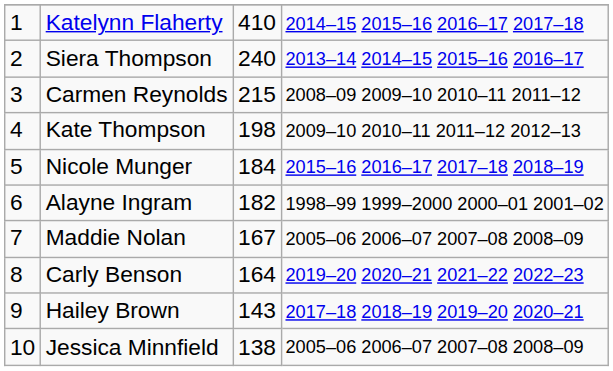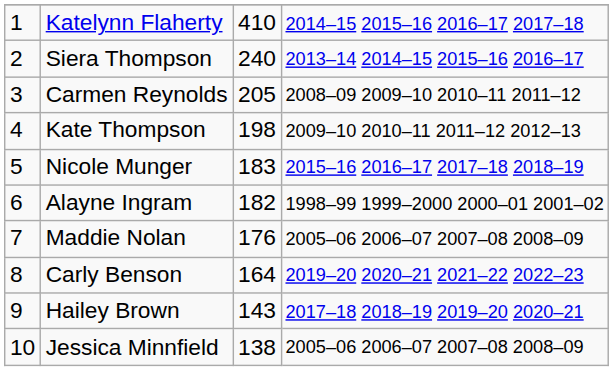(257, 94) 215 -> (257, 94) 205
(257, 166) 184 -> (257, 166) 183
(257, 238) 167 -> (257, 238) 176
